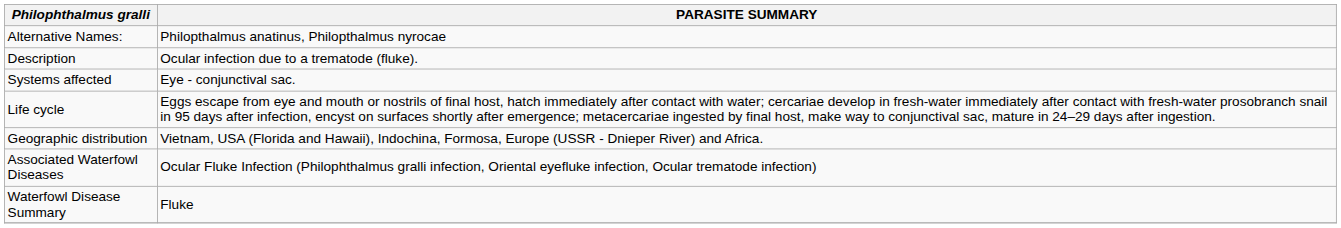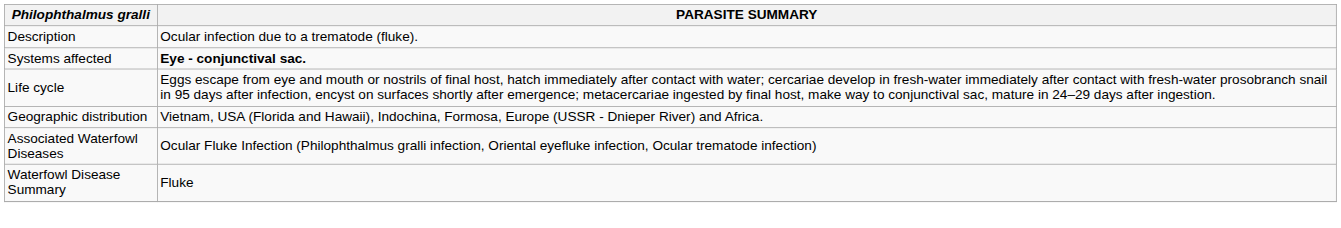- row: (65, 36)
(228, 79) normal -> (233, 58) bold
